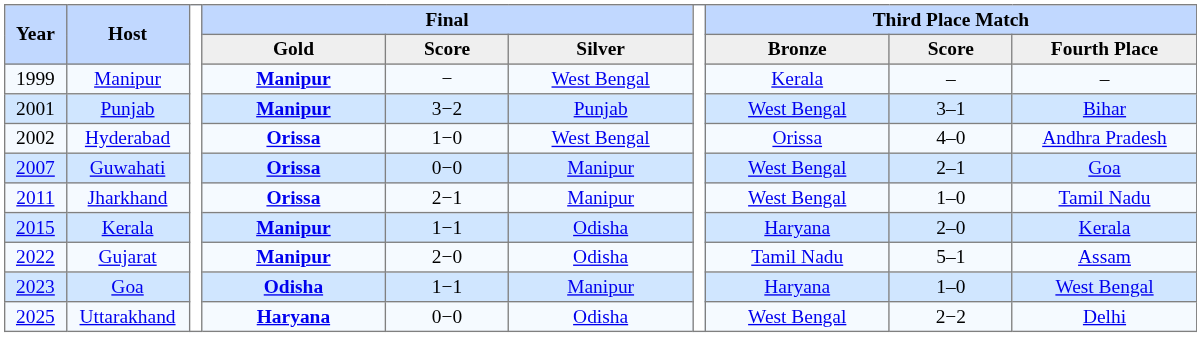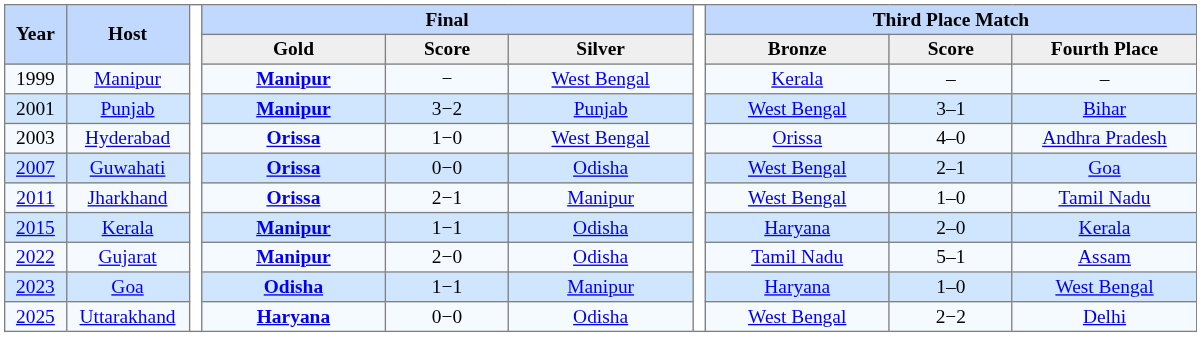(35, 138) 2002 -> (35, 138) 2003
(601, 167) Manipur -> (601, 167) Odisha
